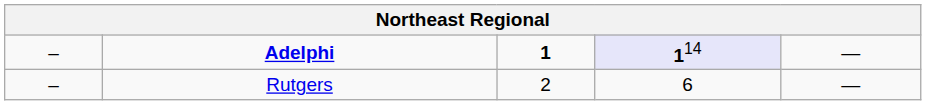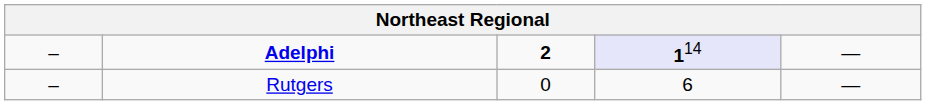(546, 53) 1 -> (546, 53) 2
(546, 85) 2 -> (546, 85) 0
